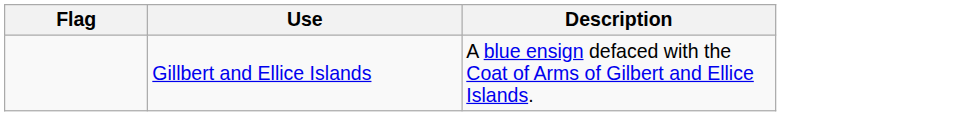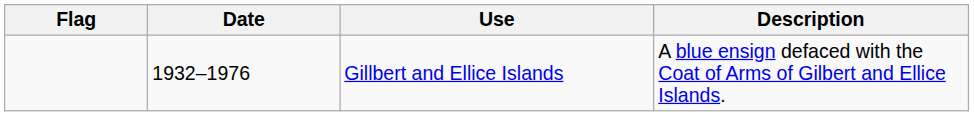+ column: (244, 19)
